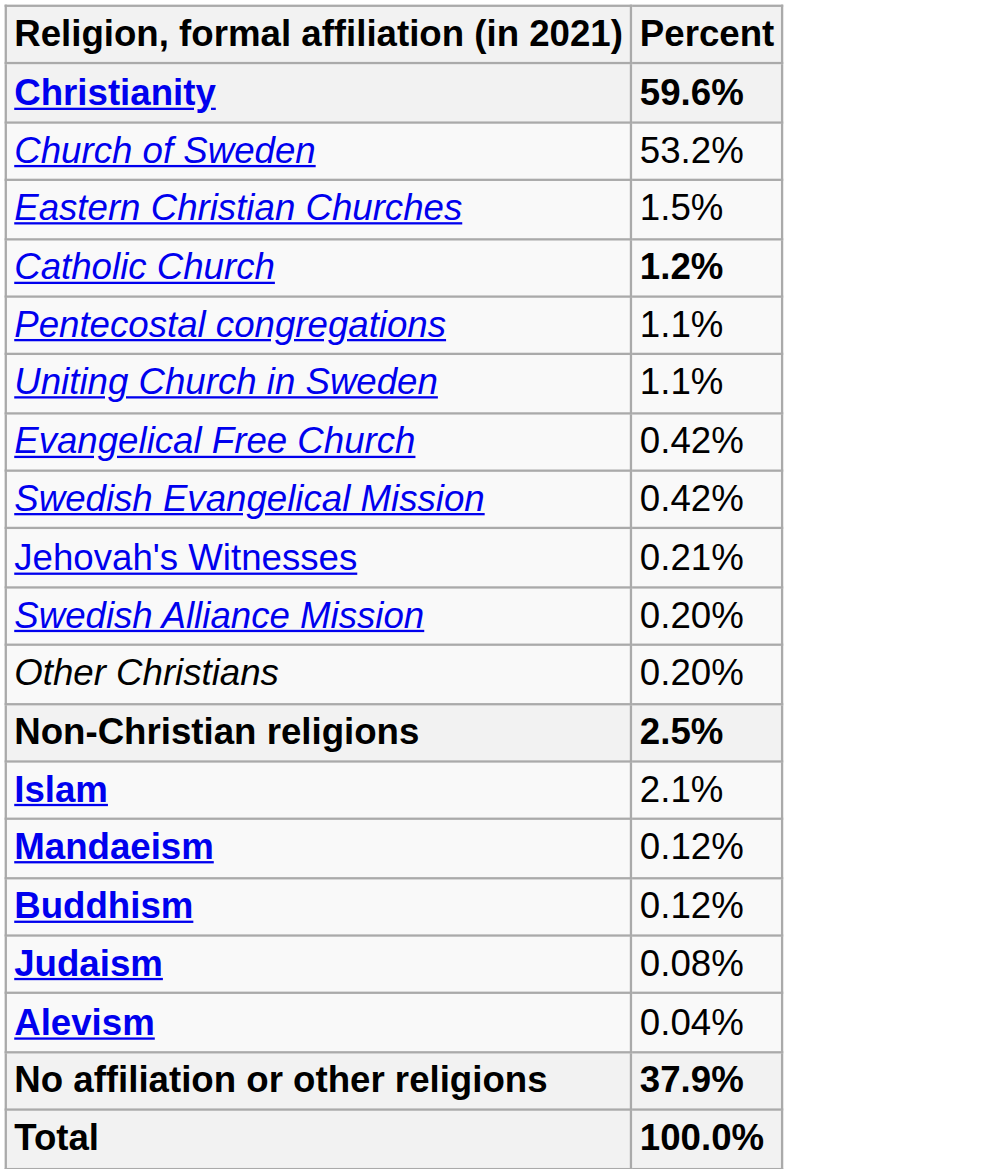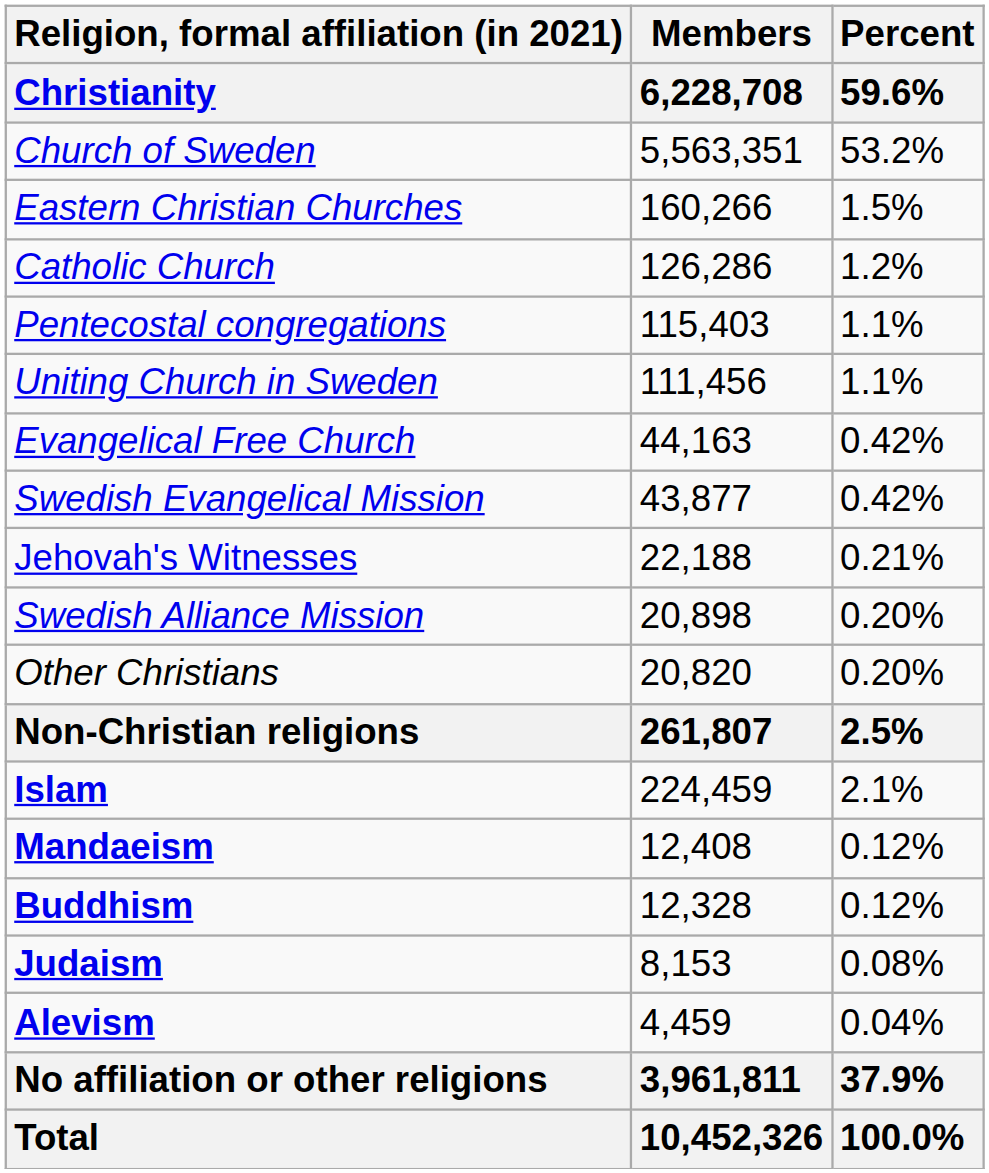+ column: (721, 92)
(682, 266) bold -> (882, 266) normal
